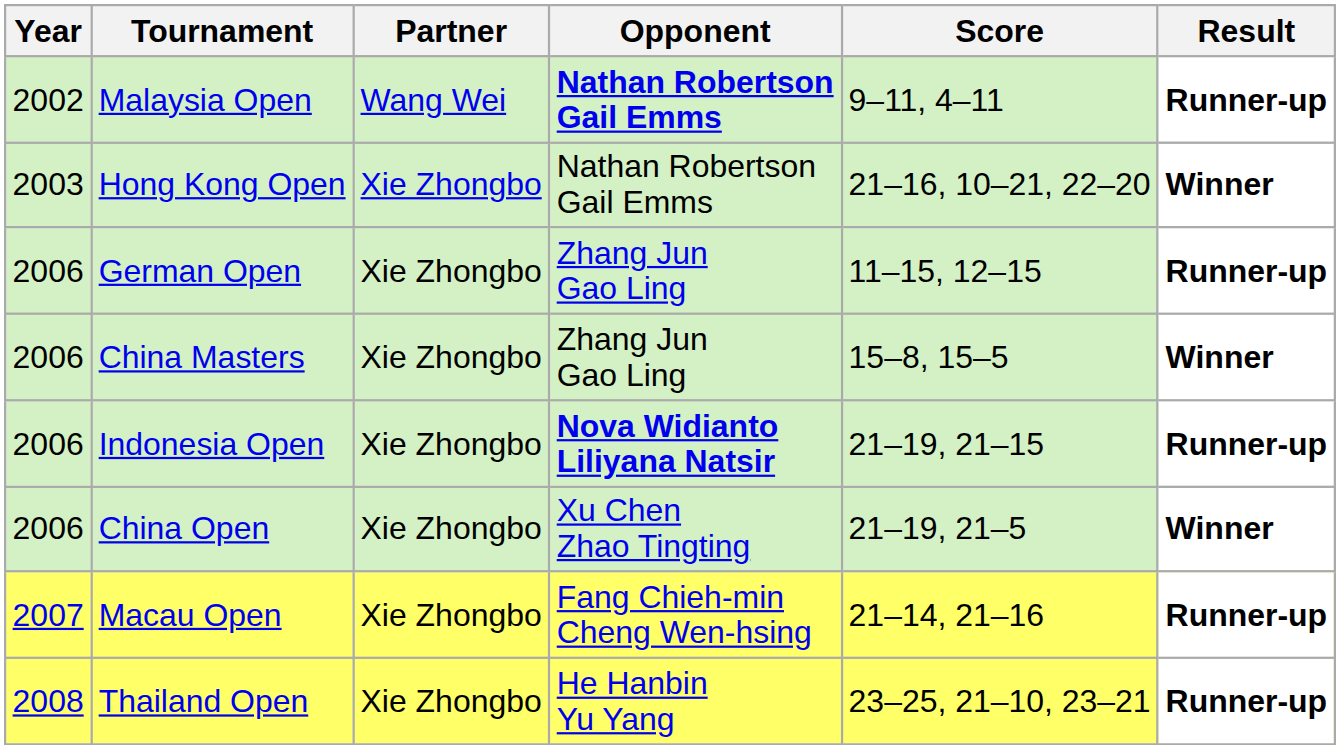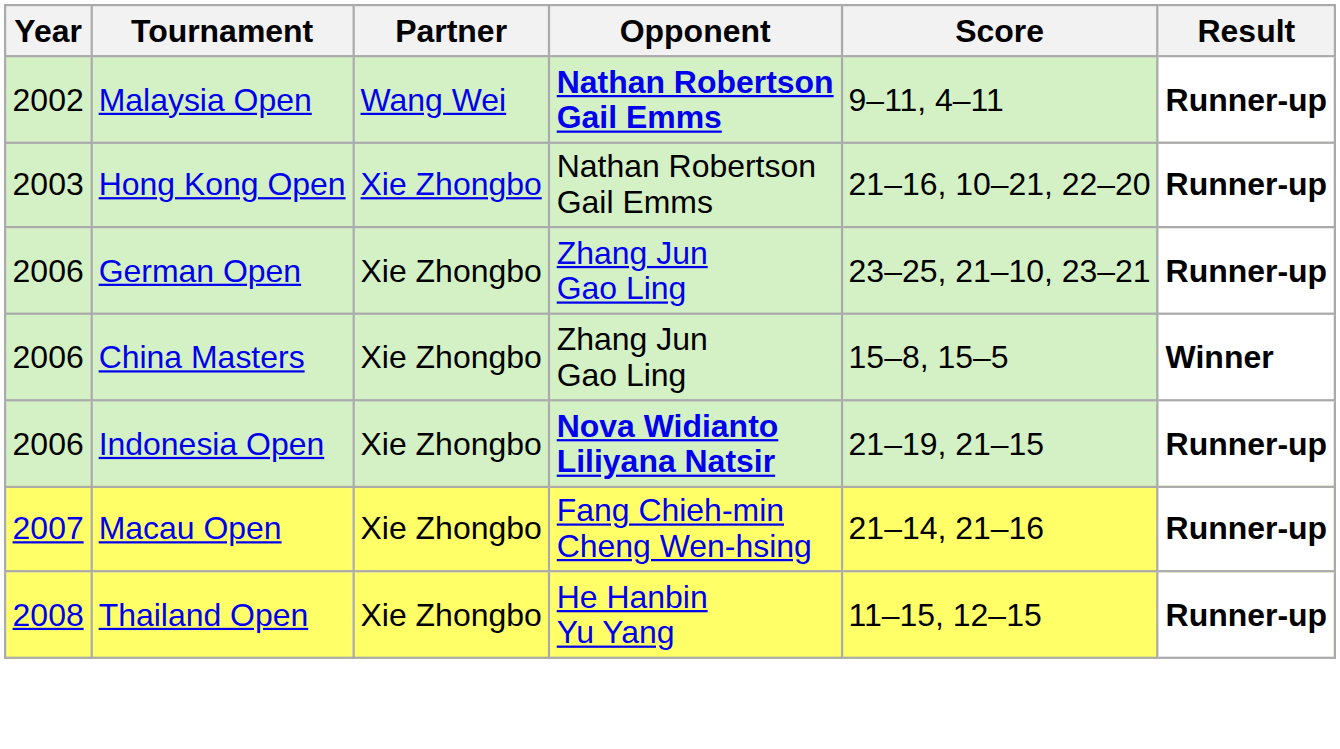(1220, 185) Winner -> (1246, 185) Runner-up
(945, 271) 11–15, 12–15 -> (1000, 271) 23–25, 21–10, 23–21
- row: (184, 529)
(1000, 701) 23–25, 21–10, 23–21 -> (945, 615) 11–15, 12–15
